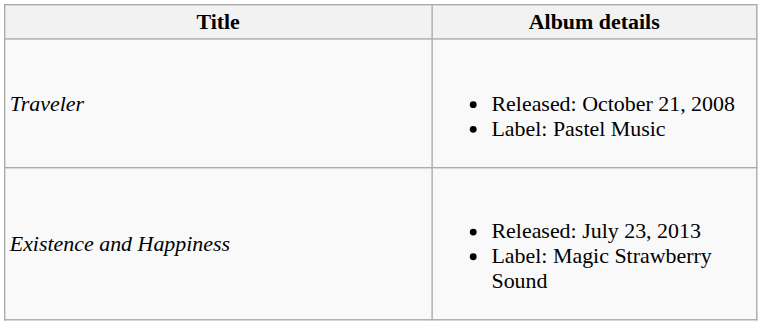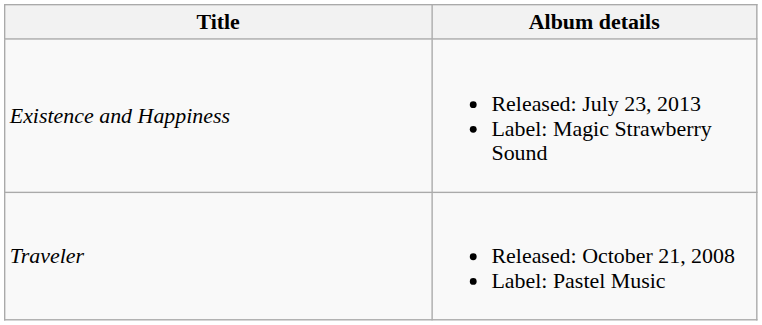rows swapped: (47, 103) <-> (120, 243)
